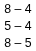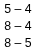rows swapped: (18, 9) <-> (18, 26)
